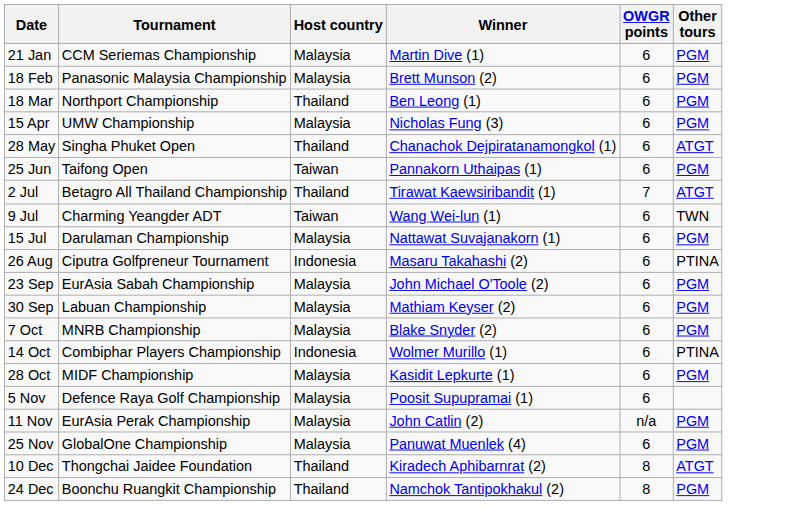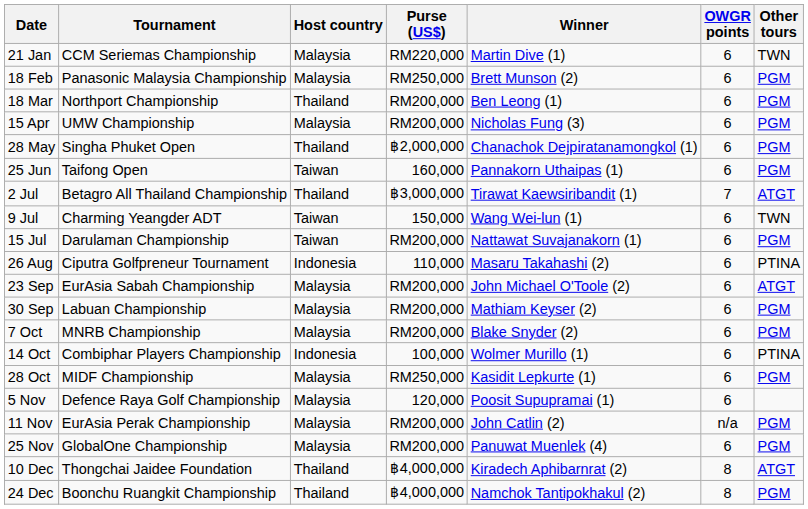+ column: (427, 24)
(693, 55) PGM -> (774, 55) TWN
(695, 147) ATGT -> (774, 147) PGM
(322, 238) Malaysia -> (316, 240) Taiwan
(693, 284) PGM -> (776, 286) ATGT
